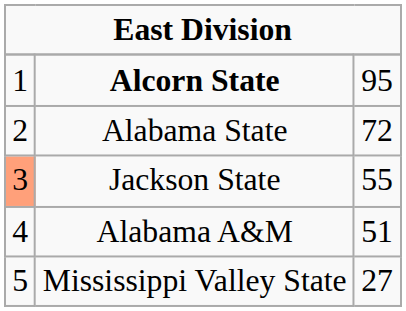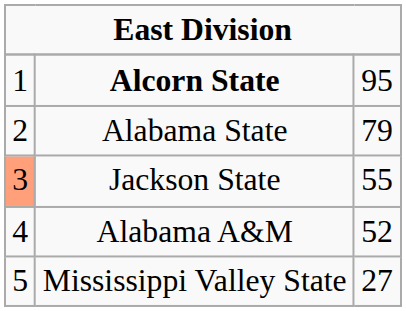(377, 130) 72 -> (377, 130) 79
(377, 230) 51 -> (377, 230) 52
